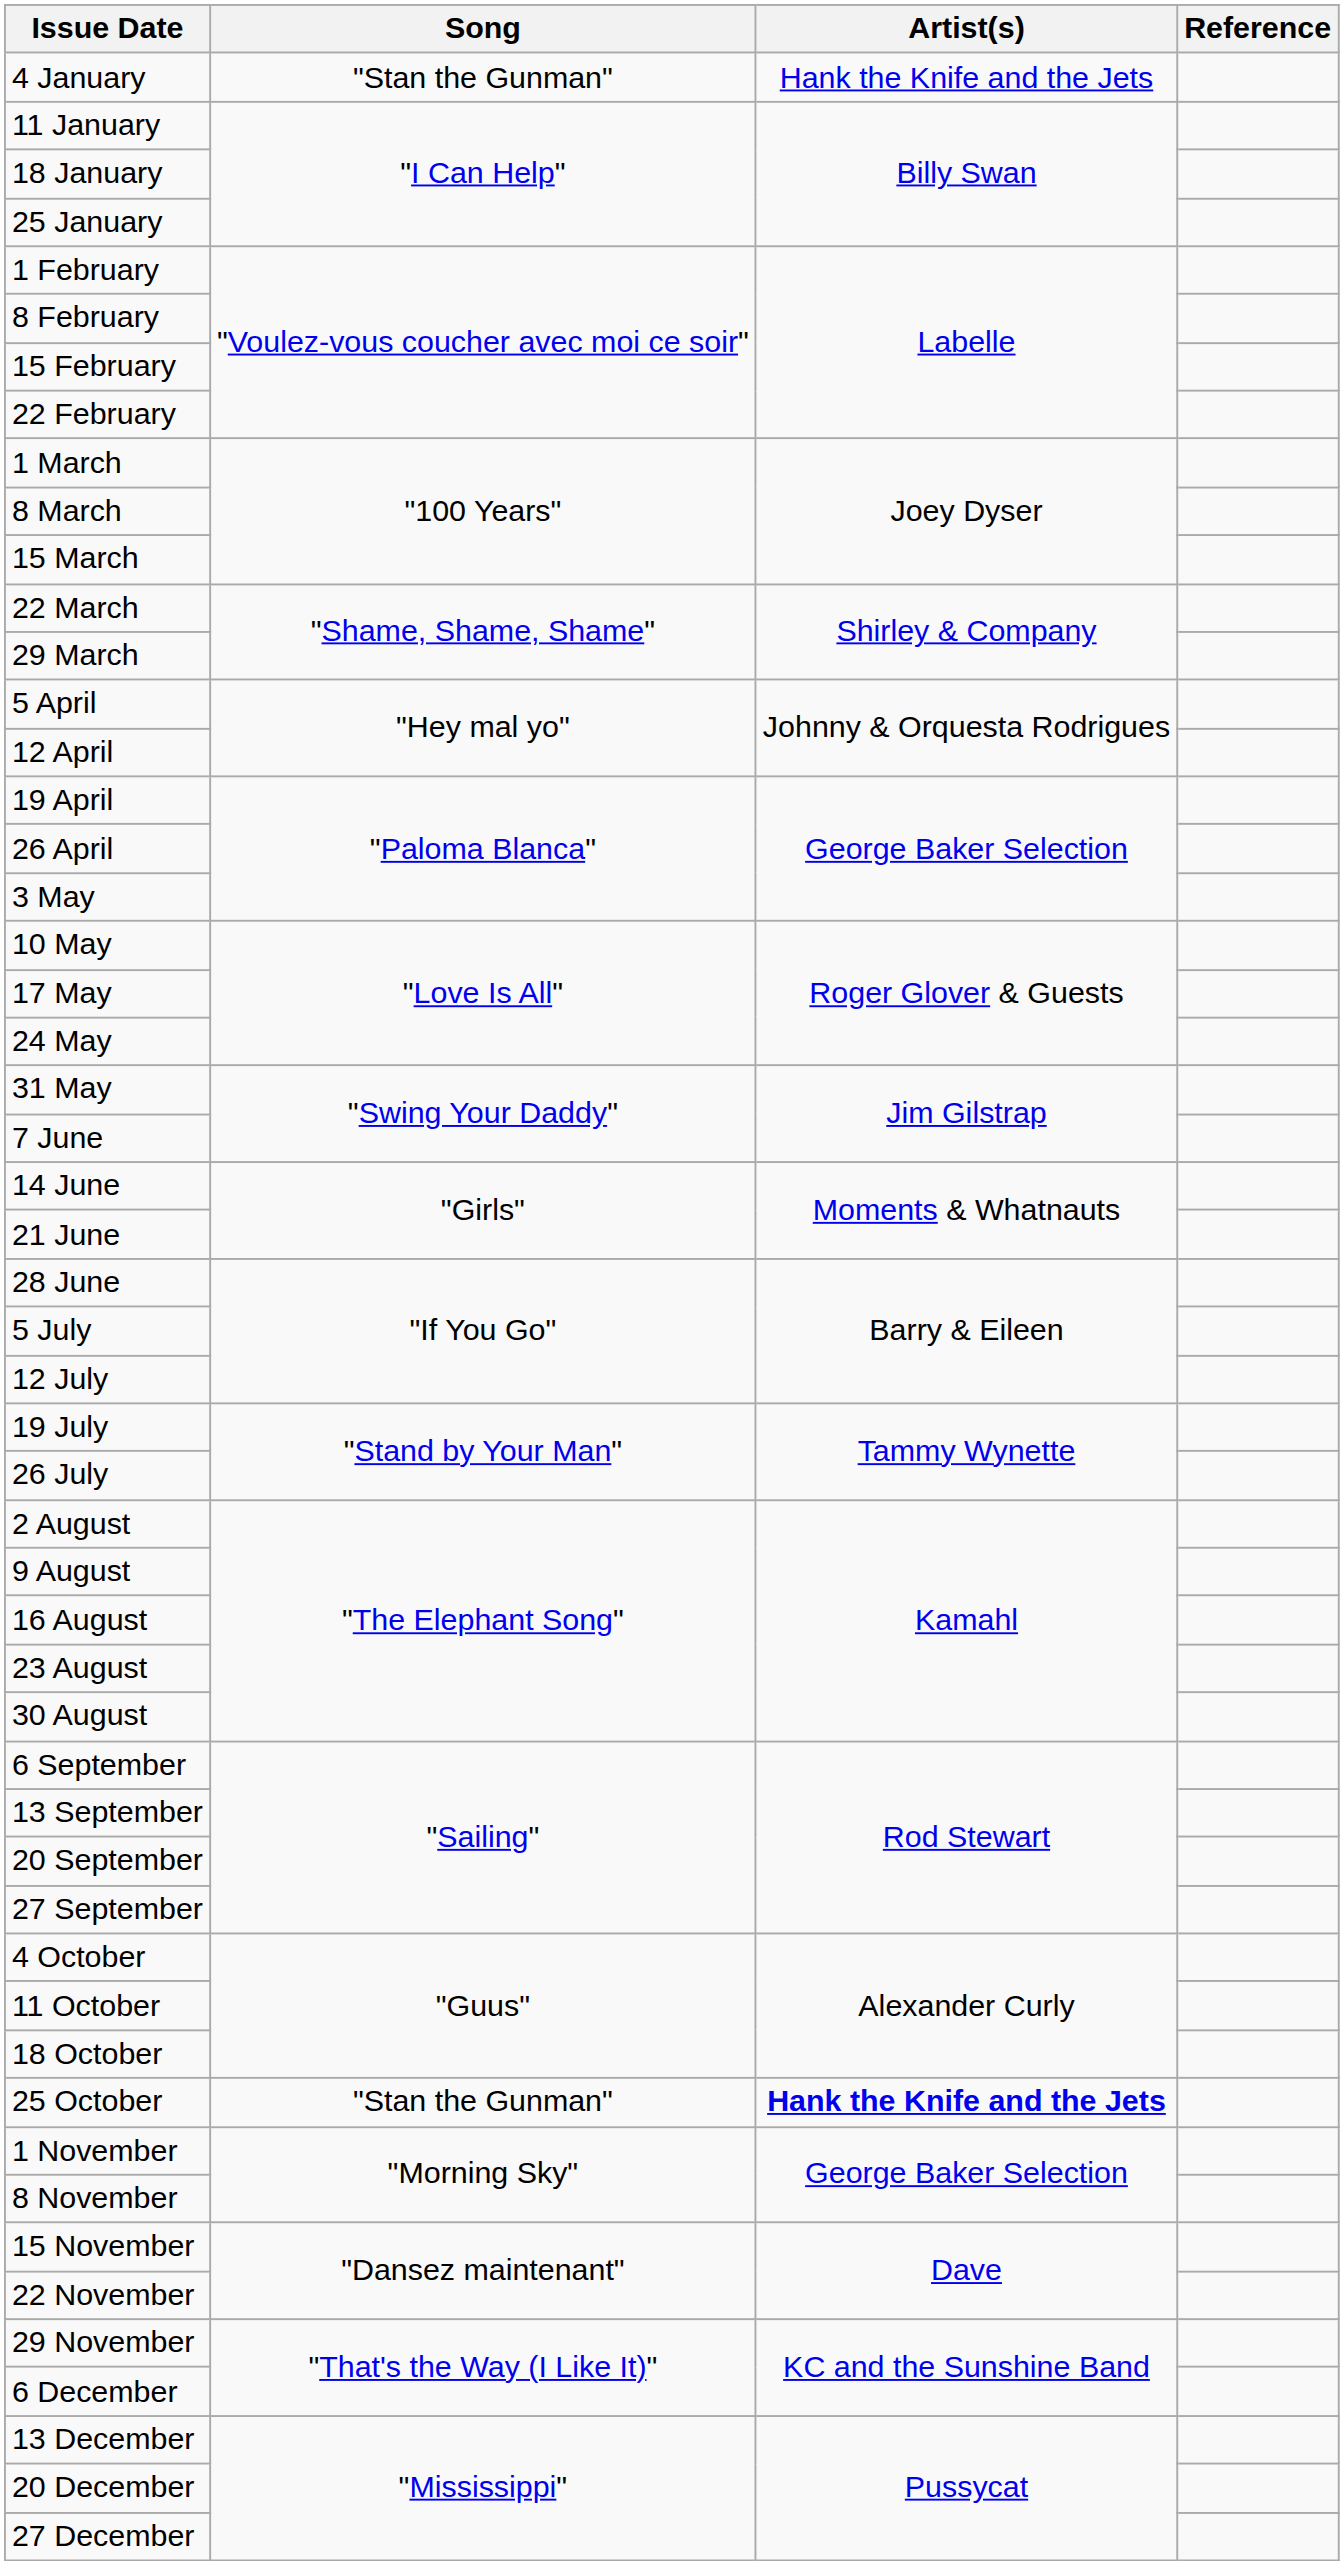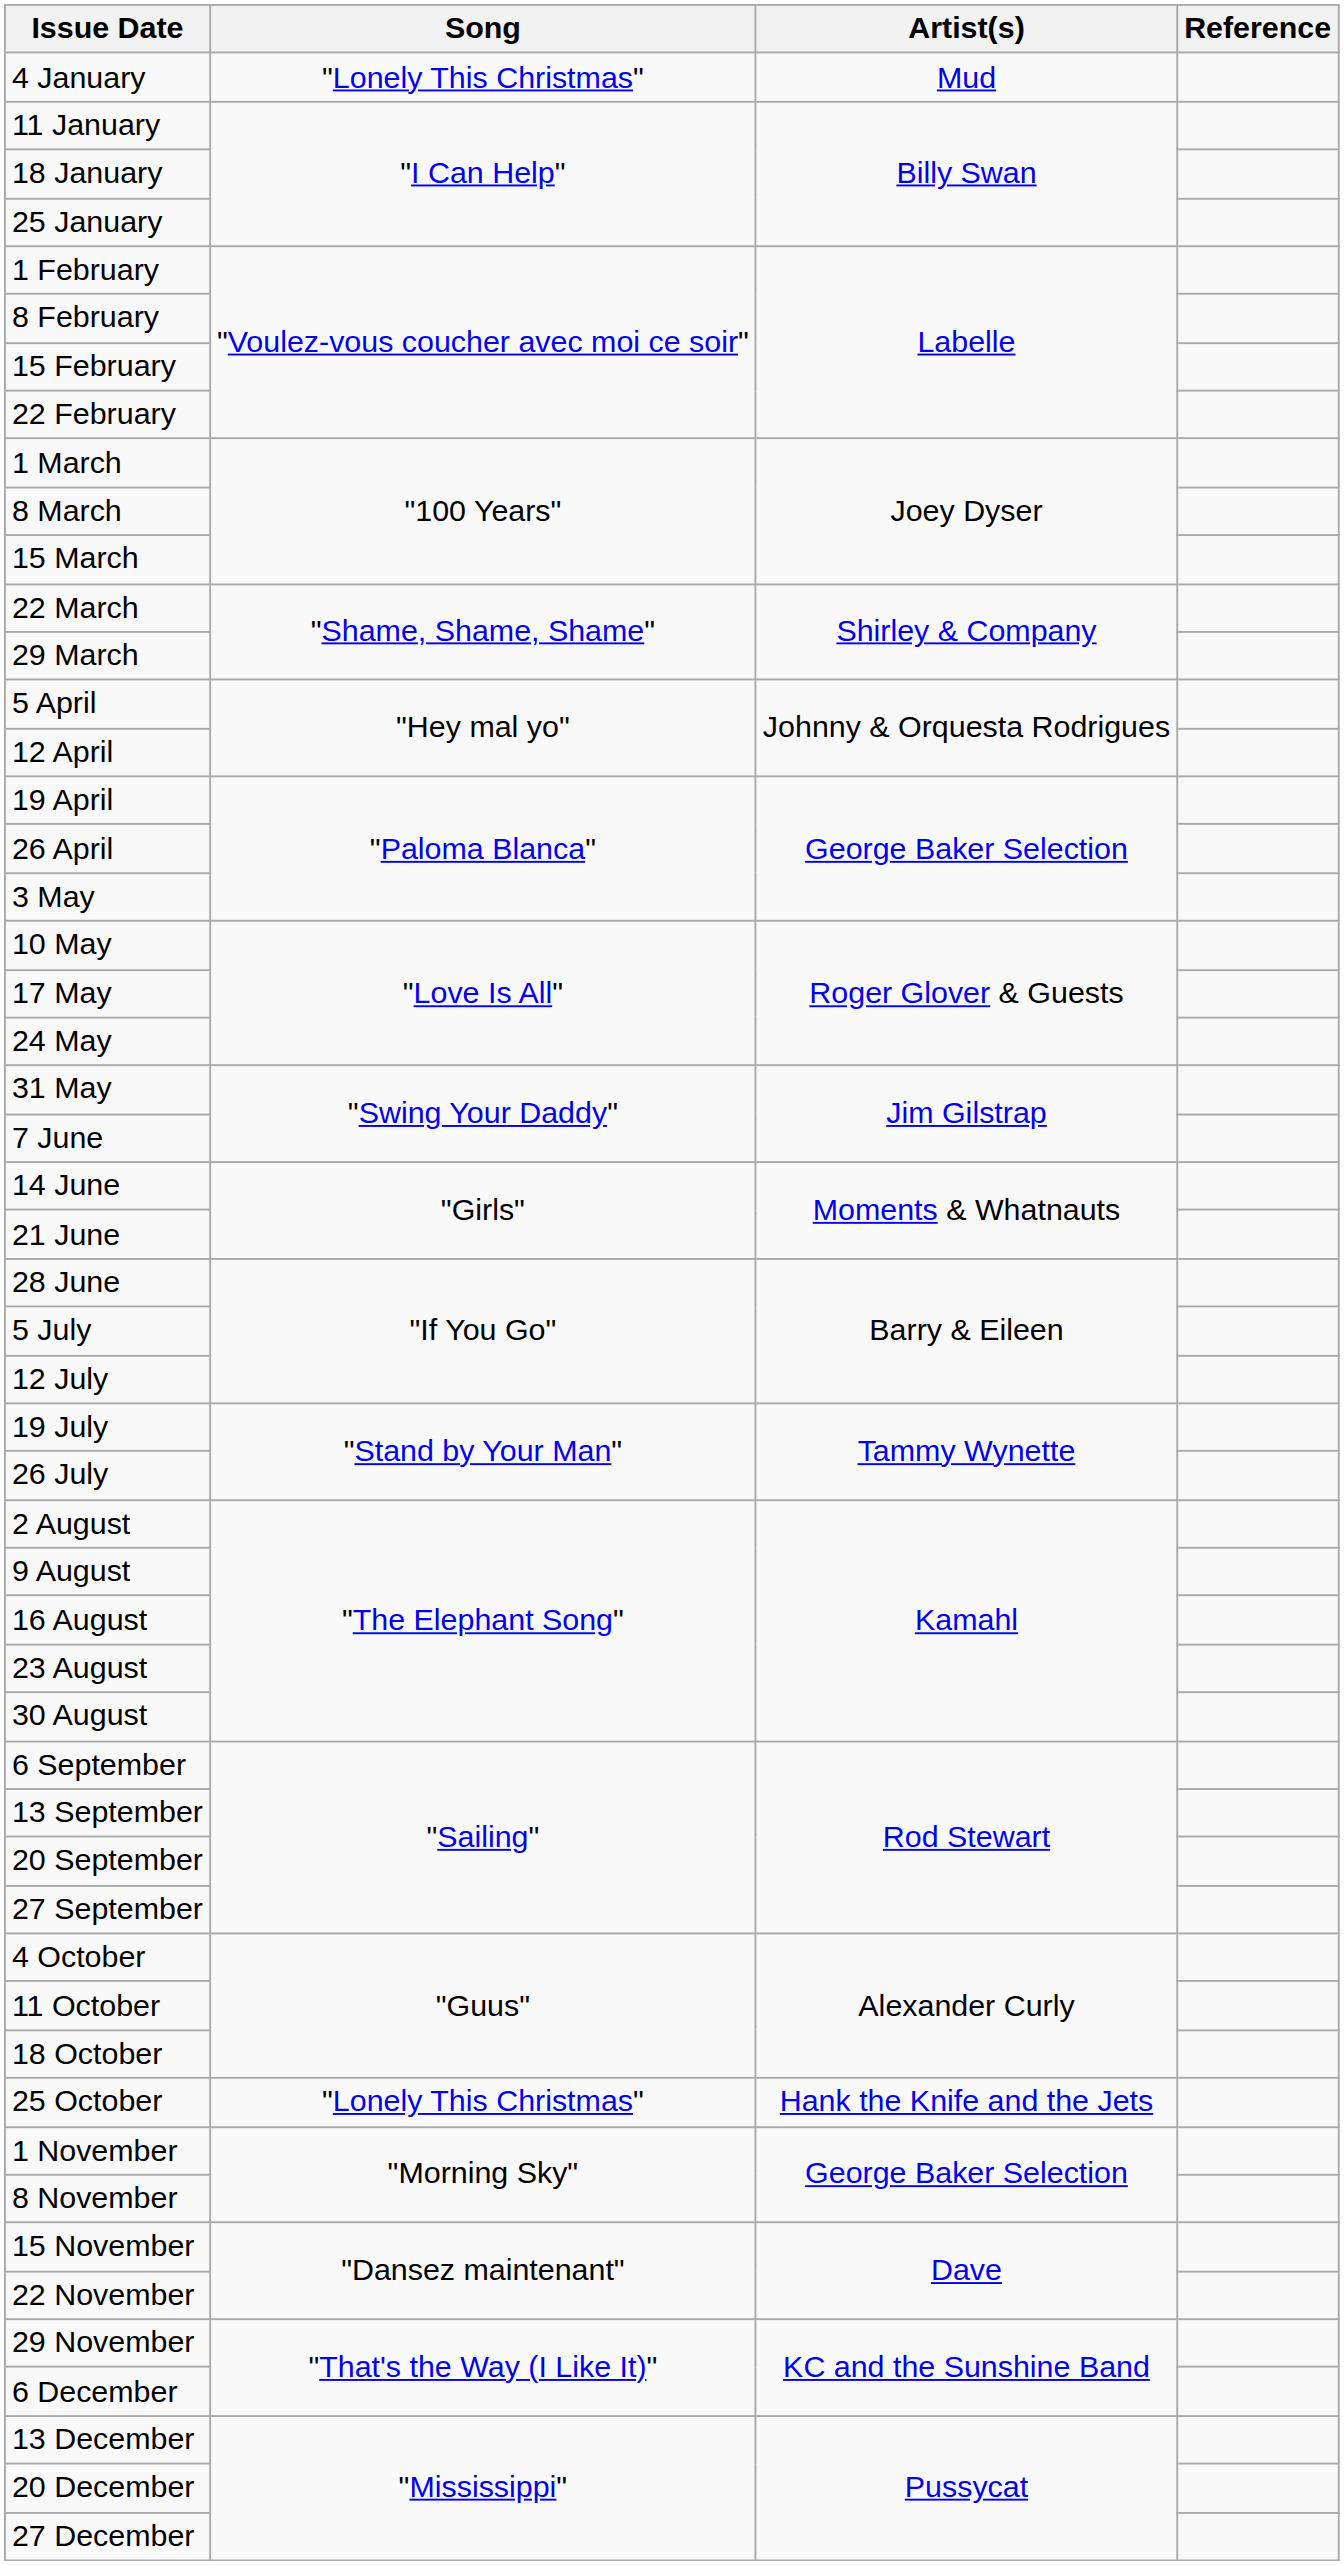(483, 76) "Stan the Gunman" -> (483, 76) "Lonely This Christmas"
(966, 76) Hank the Knife and the Jets -> (966, 76) Mud
(483, 2101) "Stan the Gunman" -> (483, 2101) "Lonely This Christmas"
(966, 2101) bold -> (966, 2101) normal
